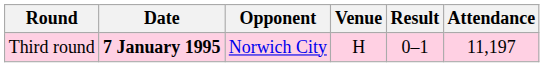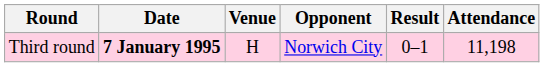columns swapped: (278, 18) <-> (359, 18)
(491, 47) 11,197 -> (491, 47) 11,198
